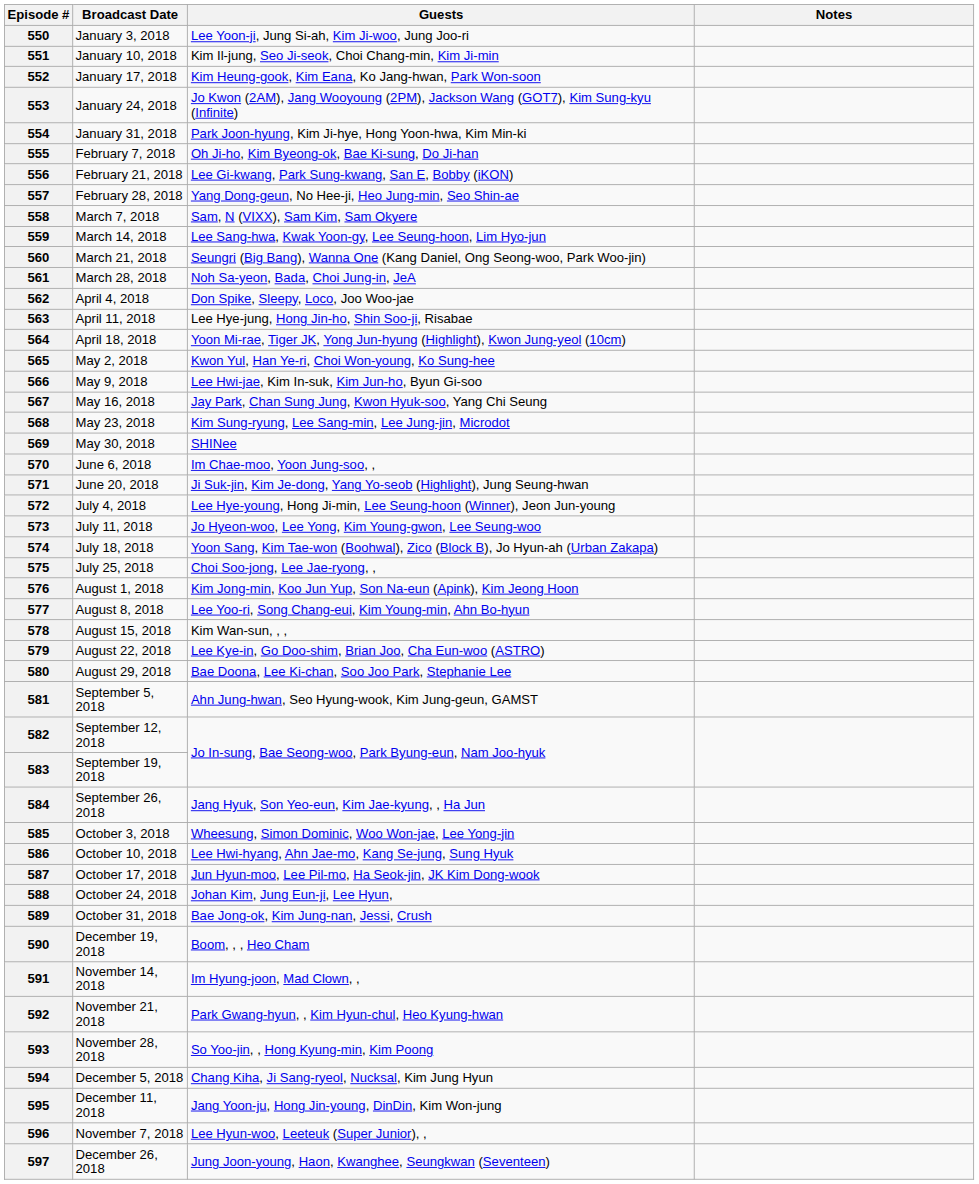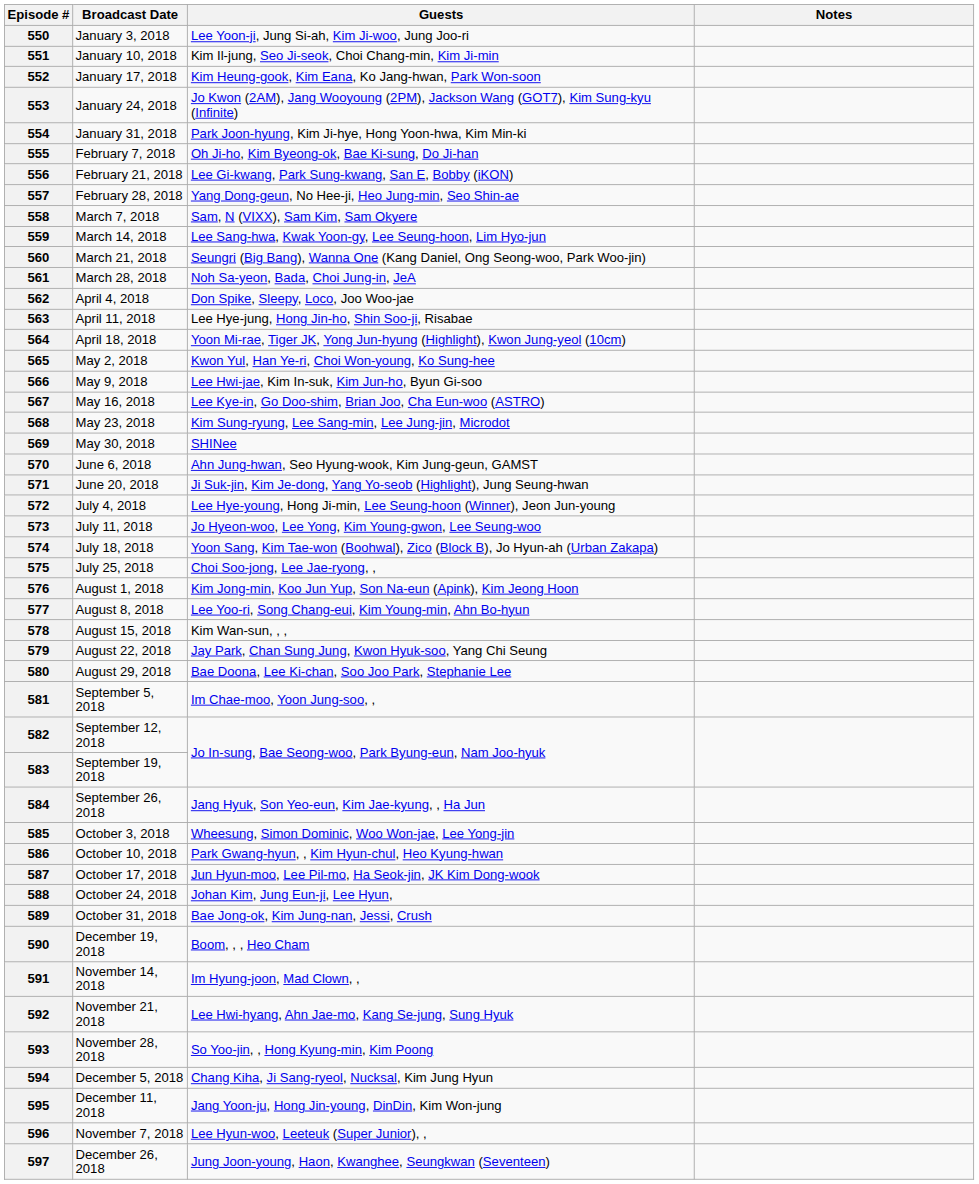(369, 402) Jay Park, Chan Sung Jung, Kwon Hyuk-soo, Yang Chi Seung -> (368, 402) Lee Kye-in, Go Doo-shim, Brian Joo, Cha Eun-woo (ASTRO)
(283, 465) Im Chae-moo, Yoon Jung-soo, , -> (364, 465) Ahn Jung-hwan, Seo Hyung-wook, Kim Jung-geun, GAMST
(368, 651) Lee Kye-in, Go Doo-shim, Brian Joo, Cha Eun-woo (ASTRO) -> (369, 651) Jay Park, Chan Sung Jung, Kwon Hyuk-soo, Yang Chi Seung
(364, 700) Ahn Jung-hwan, Seo Hyung-wook, Kim Jung-geun, GAMST -> (283, 700) Im Chae-moo, Yoon Jung-soo, ,
(352, 854) Lee Hwi-hyang, Ahn Jae-mo, Kang Se-jung, Sung Hyuk -> (347, 854) Park Gwang-hyun, , Kim Hyun-chul, Heo Kyung-hwan
(347, 1015) Park Gwang-hyun, , Kim Hyun-chul, Heo Kyung-hwan -> (352, 1015) Lee Hwi-hyang, Ahn Jae-mo, Kang Se-jung, Sung Hyuk
